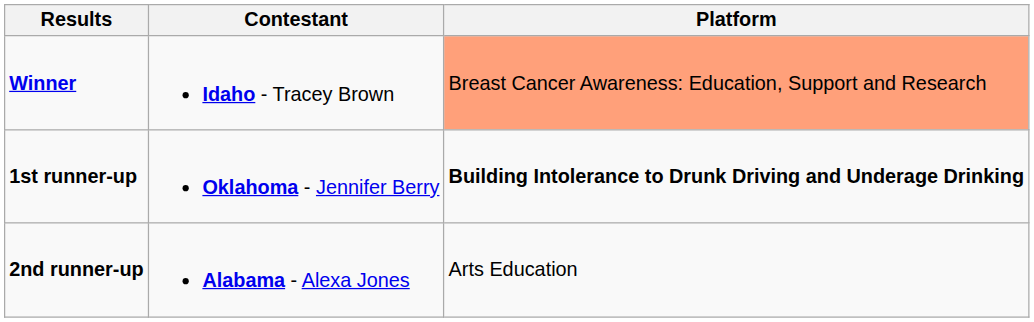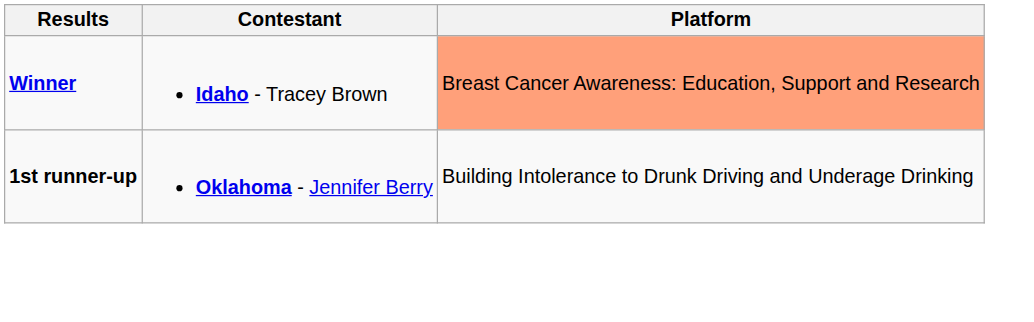(736, 176) bold -> (708, 176) normal
- row: (76, 269)
